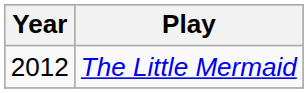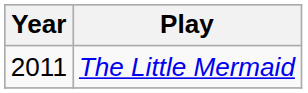(40, 66) 2012 -> (39, 66) 2011
